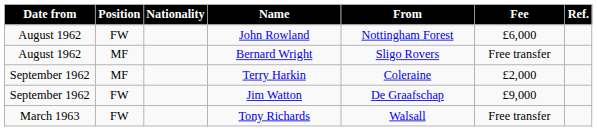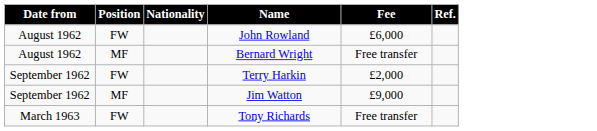- column: (407, 14)
(119, 75) MF -> (119, 75) FW
(119, 95) FW -> (119, 95) MF
